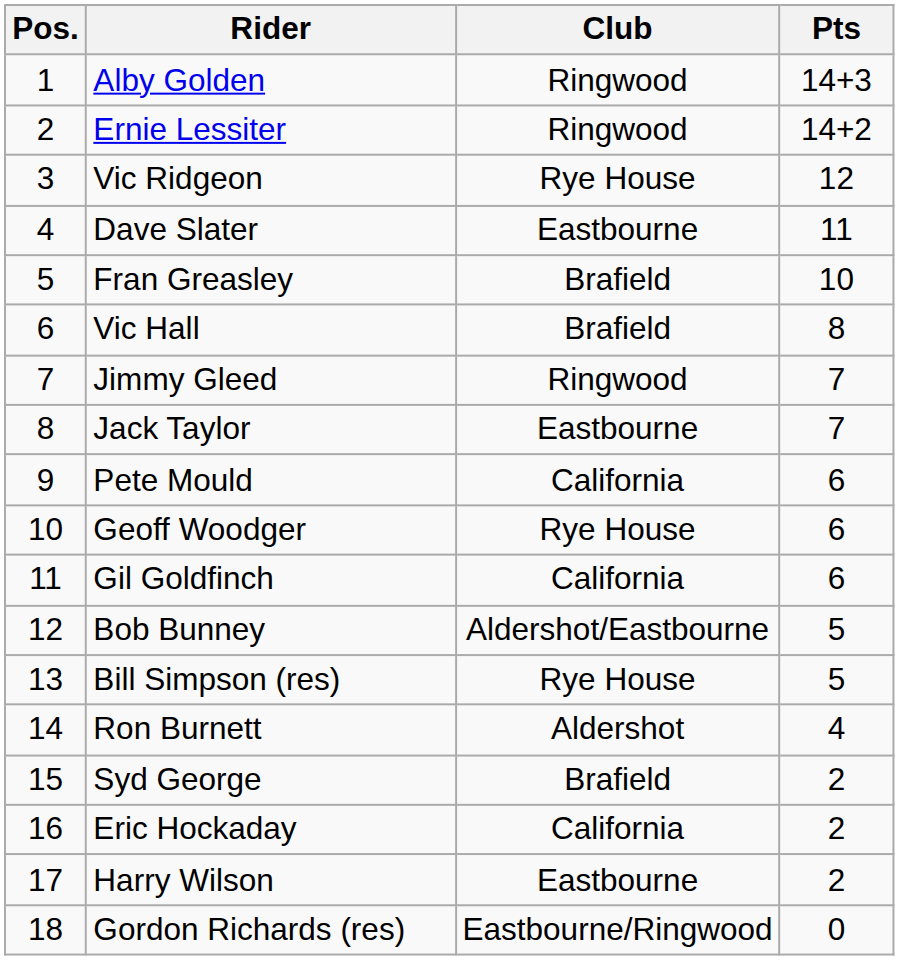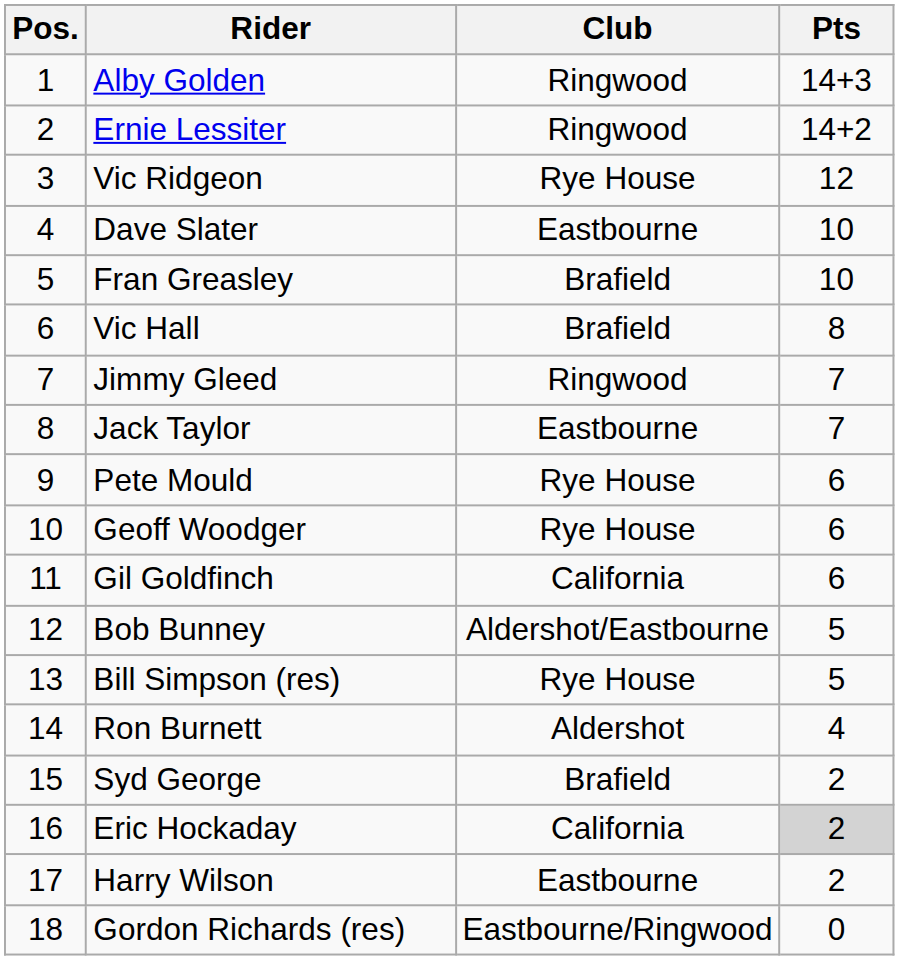(836, 229) 11 -> (836, 229) 10
(618, 479) California -> (618, 479) Rye House
(836, 829) no background -> (836, 829) lightgrey background
